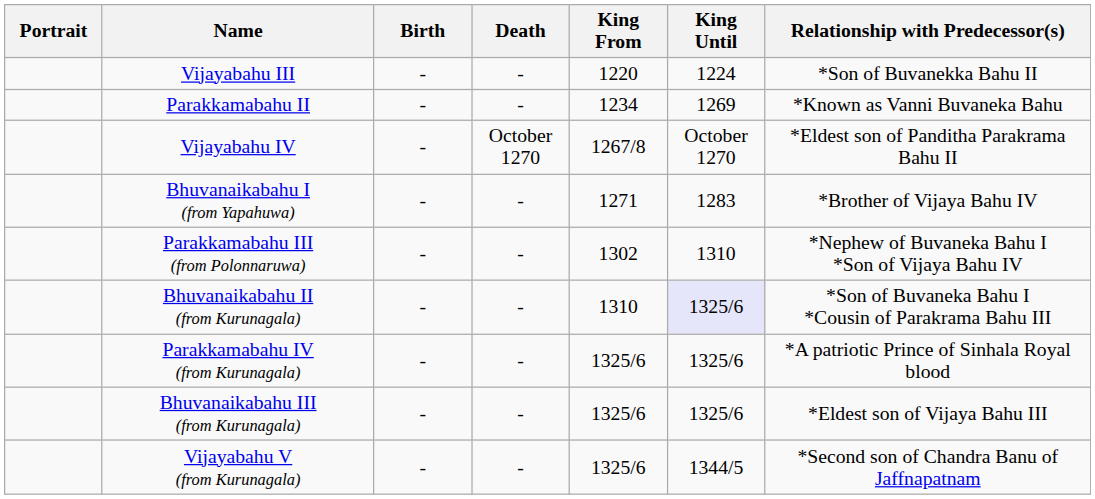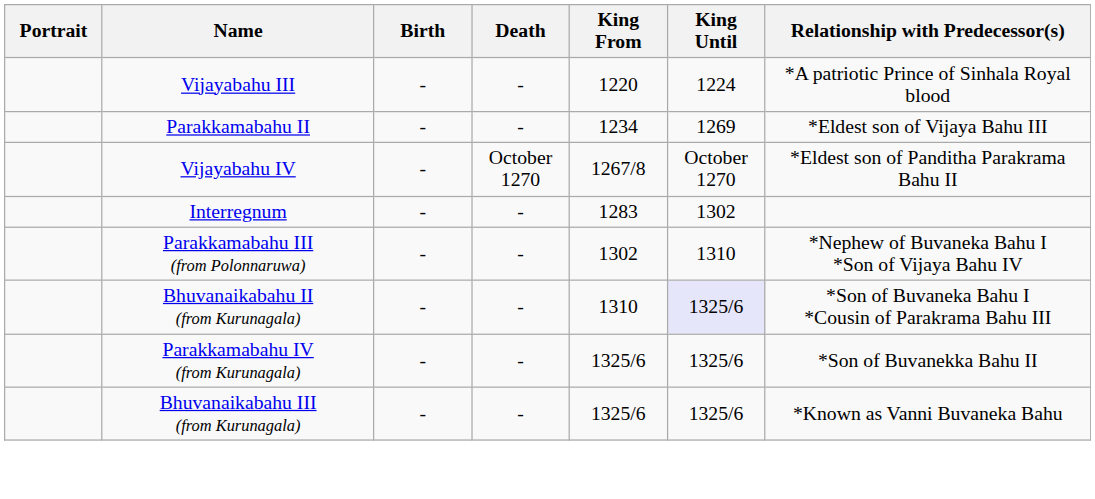(928, 73) *Son of Buvanekka Bahu II -> (928, 84) *A patriotic Prince of Sinhala Royal blood
(928, 104) *Known as Vanni Buvaneka Bahu -> (928, 126) *Eldest son of Vijaya Bahu III
- row: (238, 200)
+ row: (238, 211)
(928, 360) *A patriotic Prince of Sinhala Royal blood -> (928, 360) *Son of Buvanekka Bahu II
(928, 413) *Eldest son of Vijaya Bahu III -> (928, 413) *Known as Vanni Buvaneka Bahu
- row: (238, 467)
